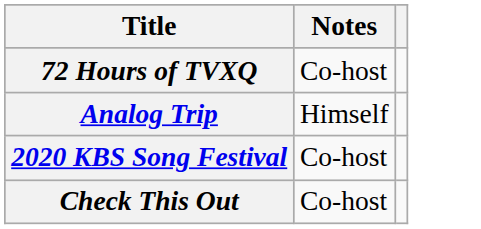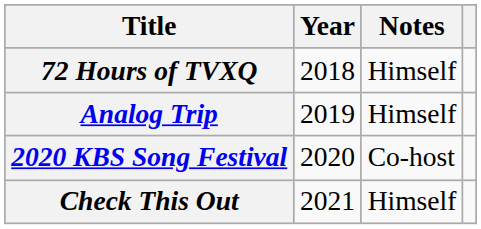+ column: (327, 26)
(343, 69) Co-host -> (412, 69) Himself
(343, 200) Co-host -> (412, 200) Himself
